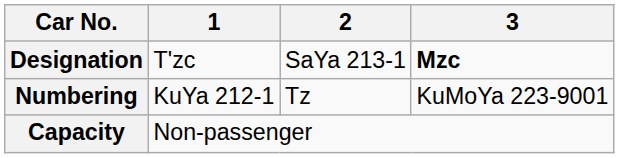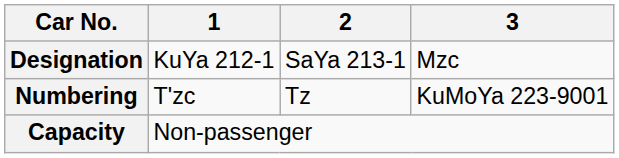(174, 59) T'zc -> (214, 59) KuYa 212-1
(438, 59) bold -> (438, 59) normal
(214, 96) KuYa 212-1 -> (174, 96) T'zc
